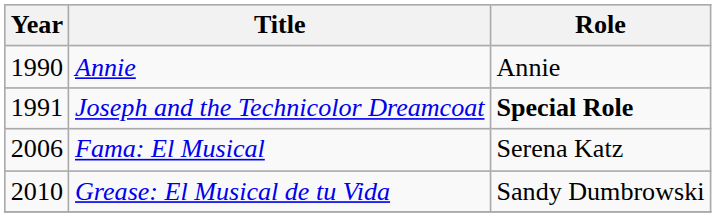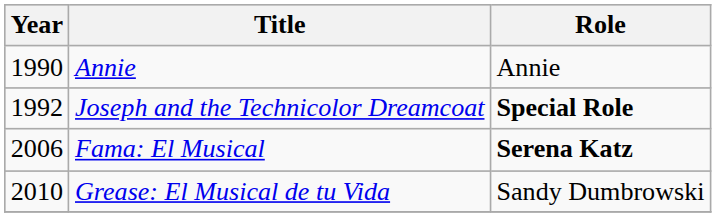(37, 107) 1991 -> (37, 107) 1992
(560, 149) normal -> (565, 149) bold
